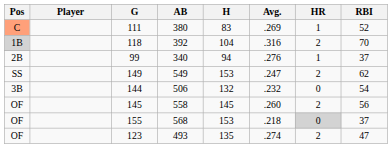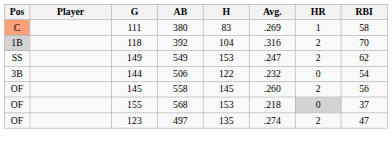(364, 27) 52 -> (364, 27) 58
- row: (134, 58)
(226, 89) 132 -> (226, 74) 122
(180, 136) 493 -> (180, 120) 497
